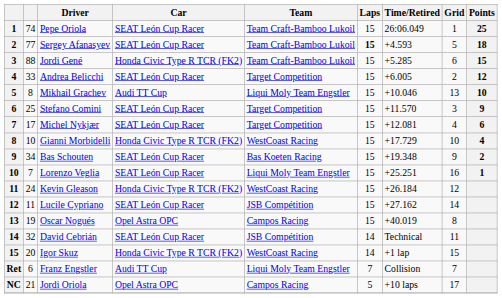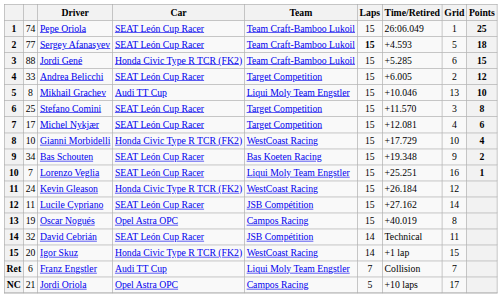(482, 108) 9 -> (482, 108) 8
